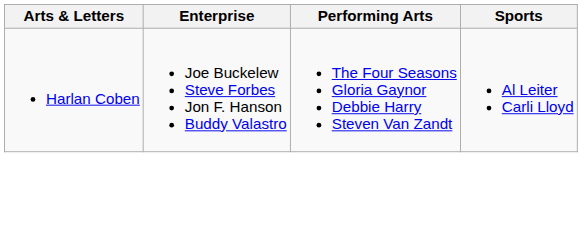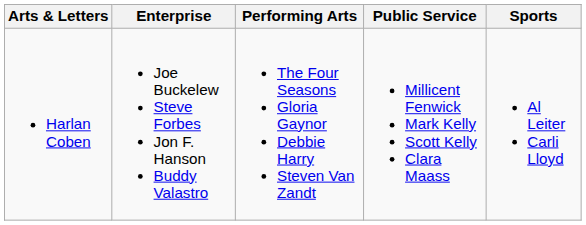+ column: (425, 16)
